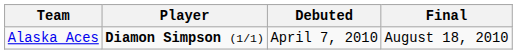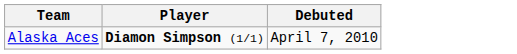- column: (446, 16)
